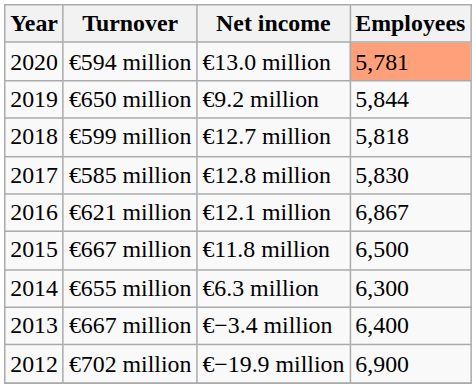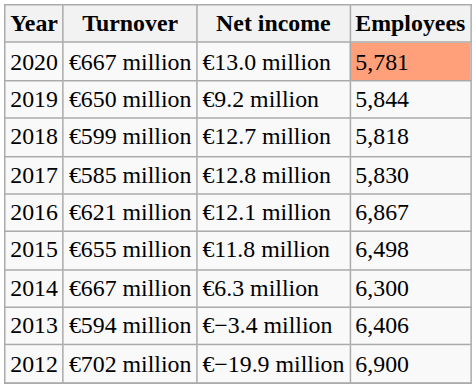(130, 61) €594 million -> (130, 61) €667 million
(130, 250) €667 million -> (130, 250) €655 million
(382, 250) 6,500 -> (382, 250) 6,498
(130, 288) €655 million -> (130, 288) €667 million
(130, 325) €667 million -> (130, 325) €594 million
(382, 325) 6,400 -> (382, 325) 6,406
